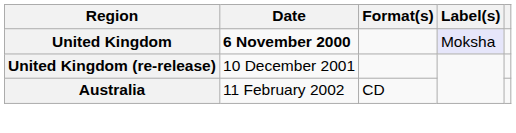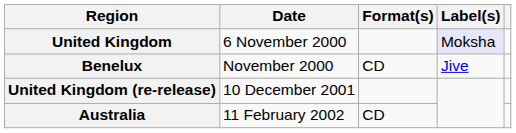(287, 41) bold -> (285, 41) normal
+ row: (112, 66)
